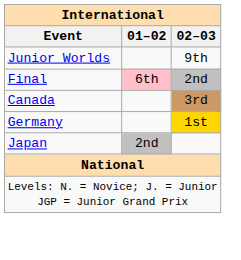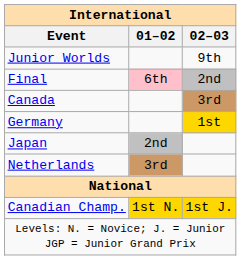+ row: (51, 165)
+ row: (67, 208)
